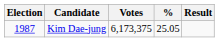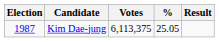(131, 28) 6,173,375 -> (131, 28) 6,113,375
